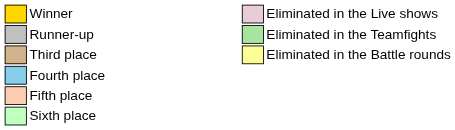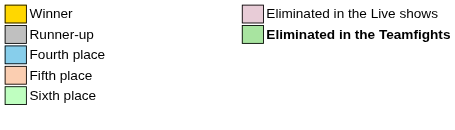(351, 34) normal -> (358, 34) bold
- row: (63, 54)
